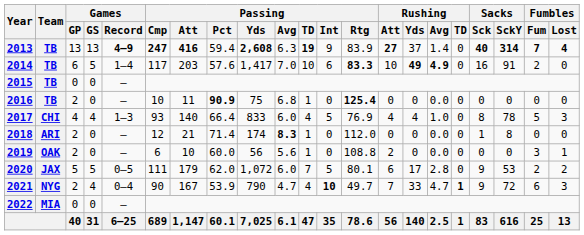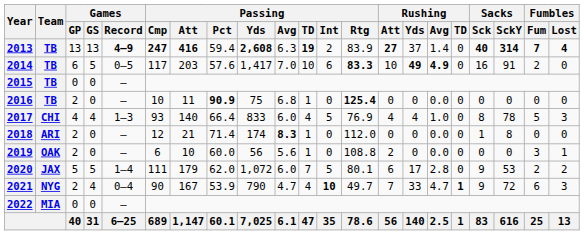(329, 48) 9 -> (329, 48) 2
(124, 65) 1–4 -> (124, 65) 0–5
(124, 169) 0–5 -> (124, 169) 1–4
